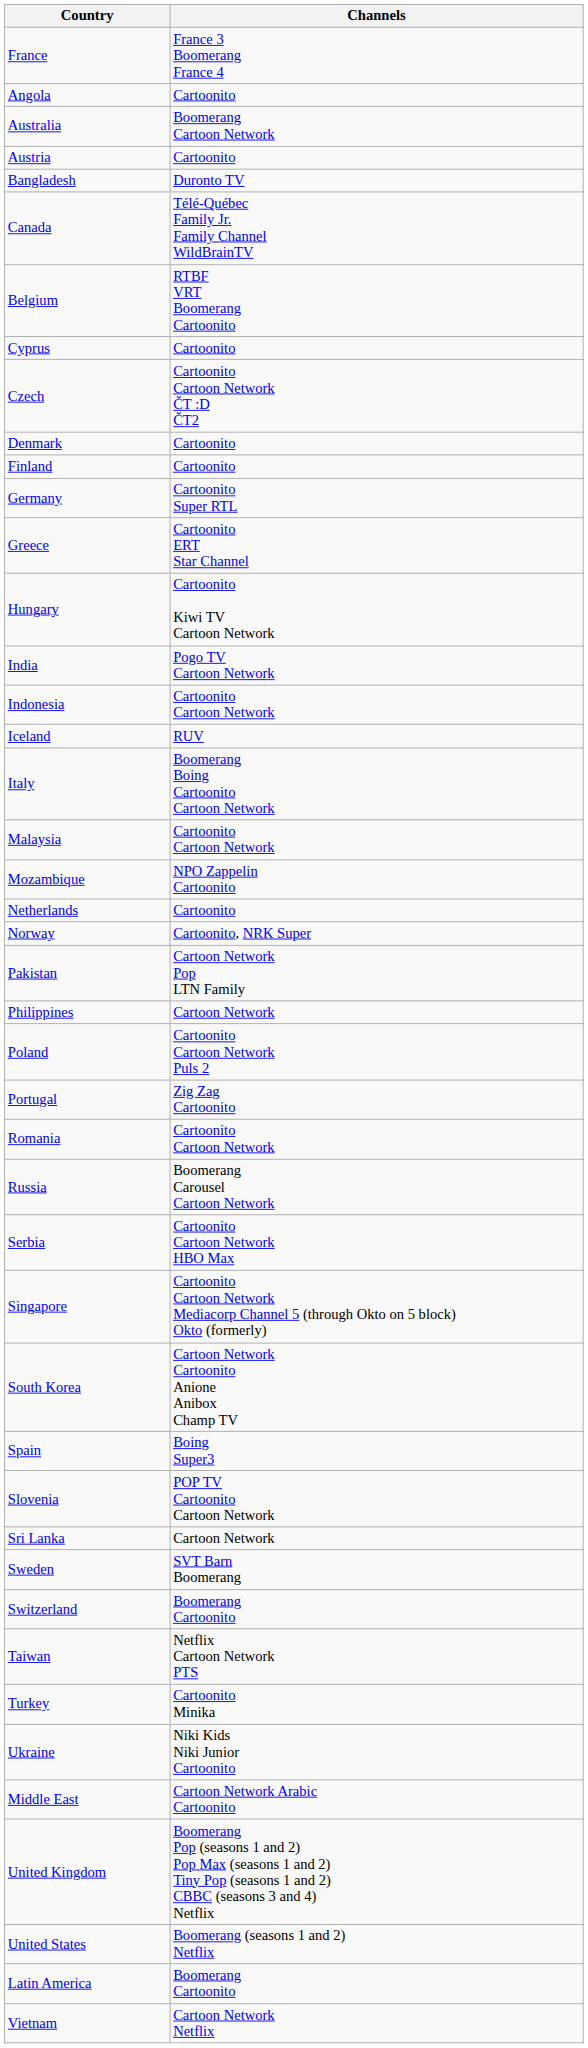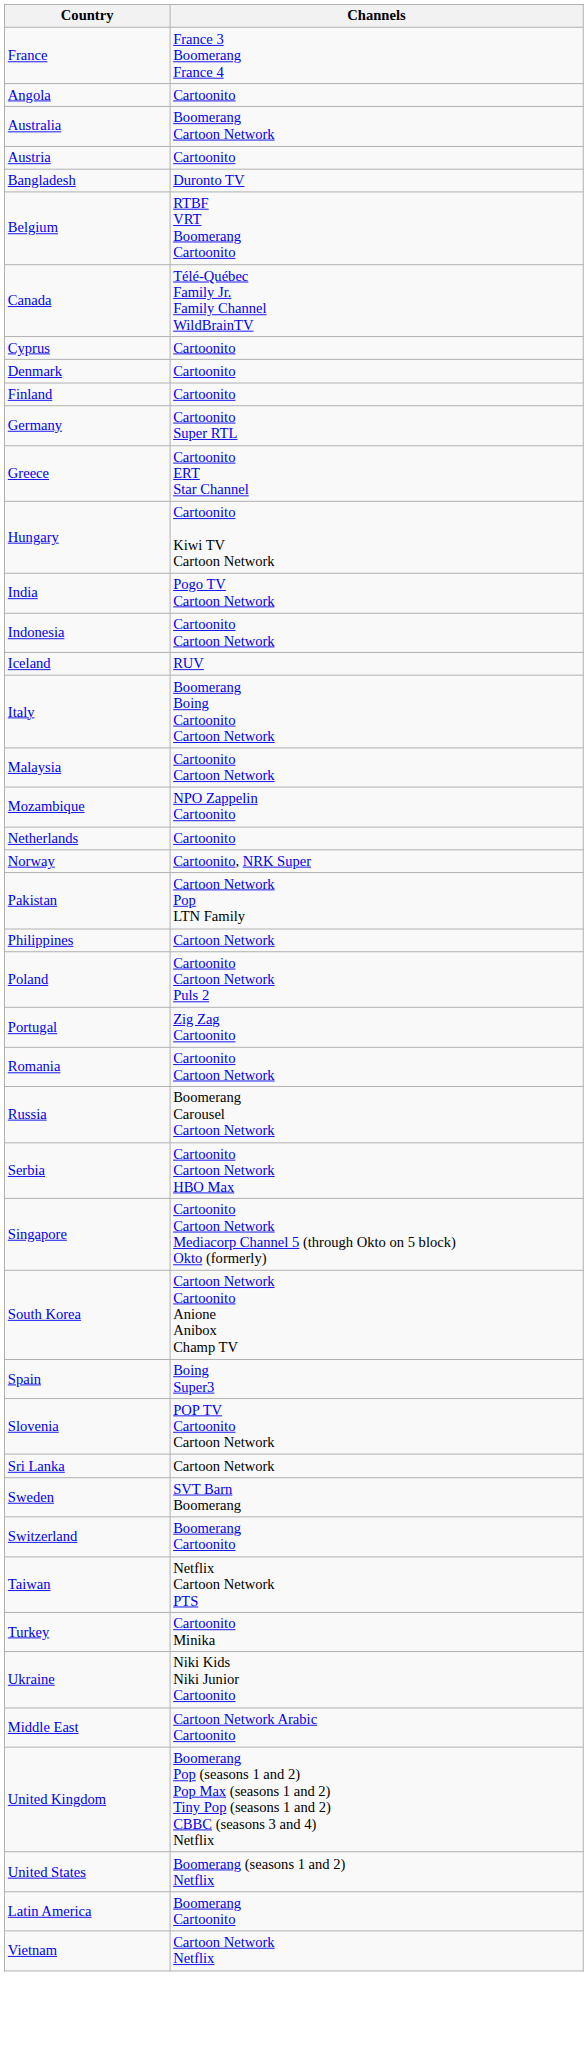rows swapped: (33, 300) <-> (30, 228)
- row: (26, 395)
